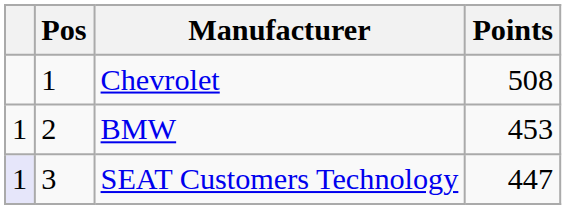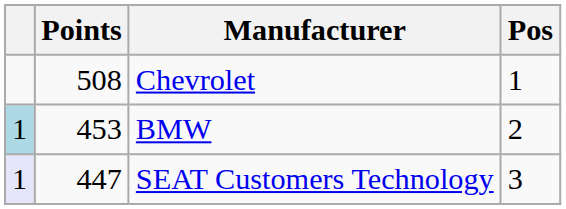columns swapped: (64, 29) <-> (513, 29)
(20, 129) no background -> (20, 129) lightblue background
